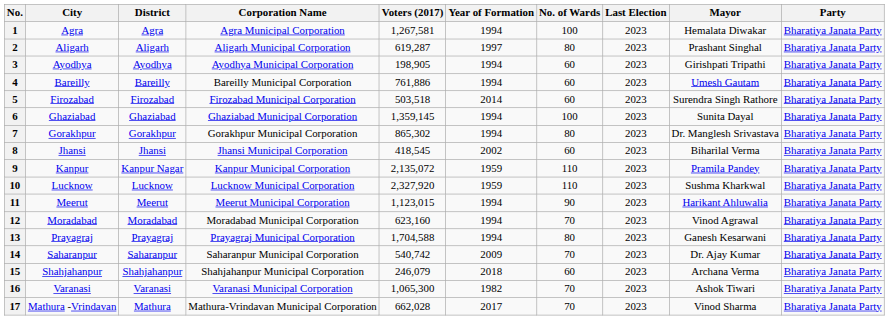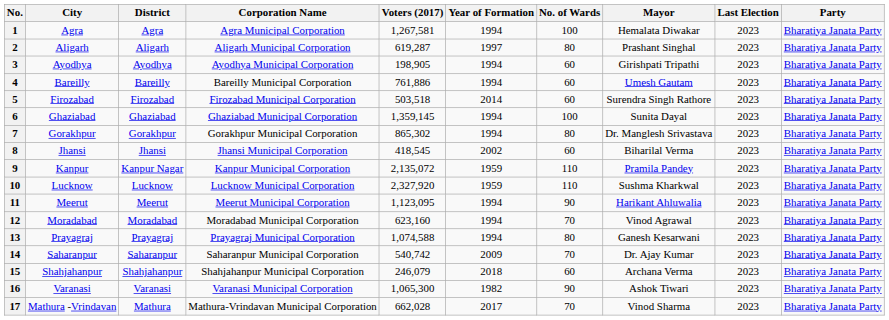columns swapped: (636, 13) <-> (725, 13)
(413, 202) 1,123,015 -> (413, 202) 1,123,095
(413, 237) 1,704,588 -> (413, 237) 1,074,588
(570, 289) 70 -> (570, 289) 90
